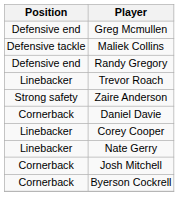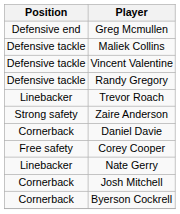+ row: (132, 64)
(46, 64) Defensive end -> (46, 81) Defensive tackle
(46, 132) Linebacker -> (46, 149) Free safety
